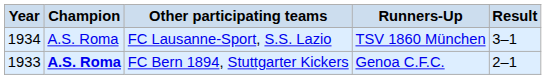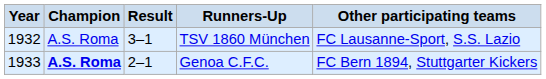columns swapped: (515, 16) <-> (238, 16)
(24, 39) 1934 -> (24, 39) 1932
